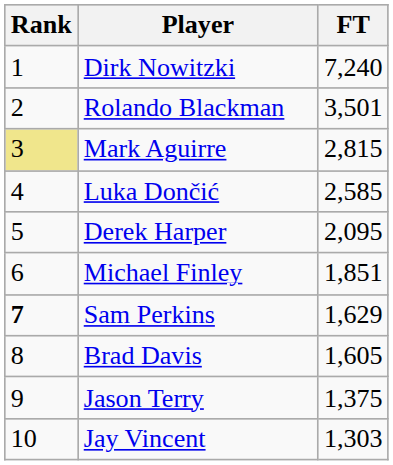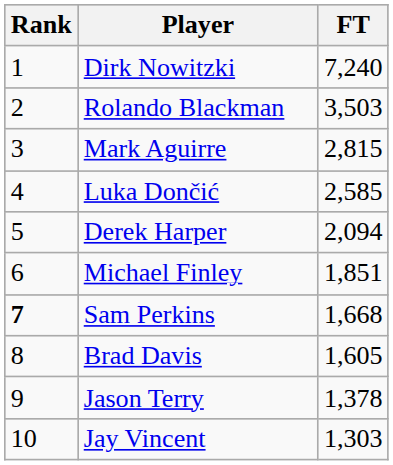(353, 107) 3,501 -> (353, 107) 3,503
(17, 149) khaki background -> (17, 149) no background
(353, 231) 2,095 -> (353, 231) 2,094
(353, 314) 1,629 -> (353, 314) 1,668
(353, 397) 1,375 -> (353, 397) 1,378
